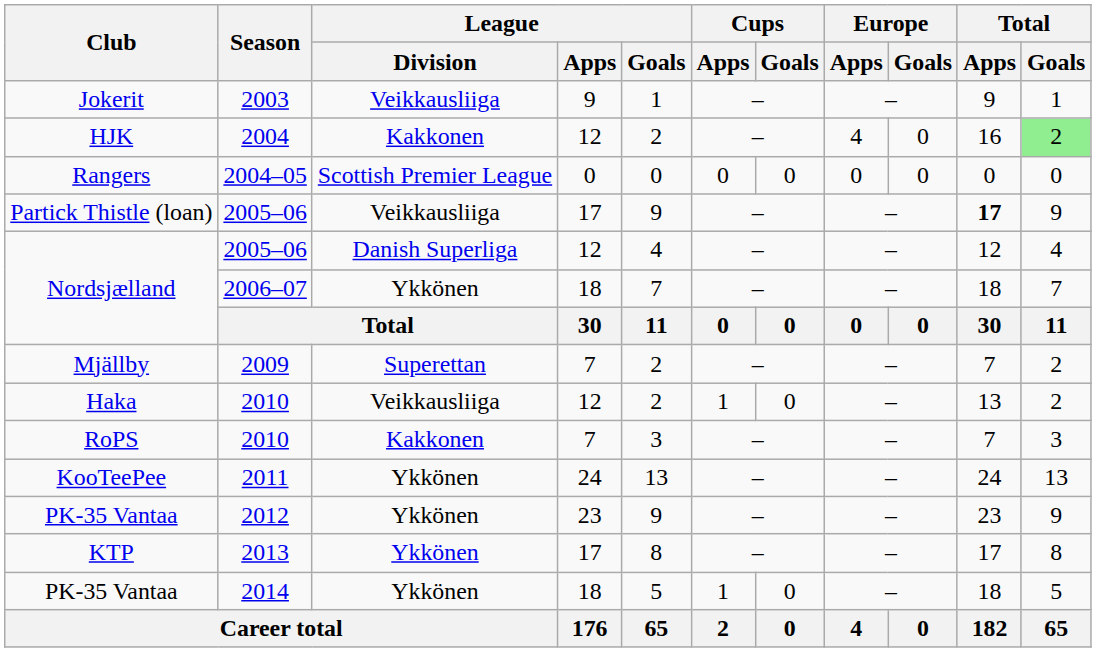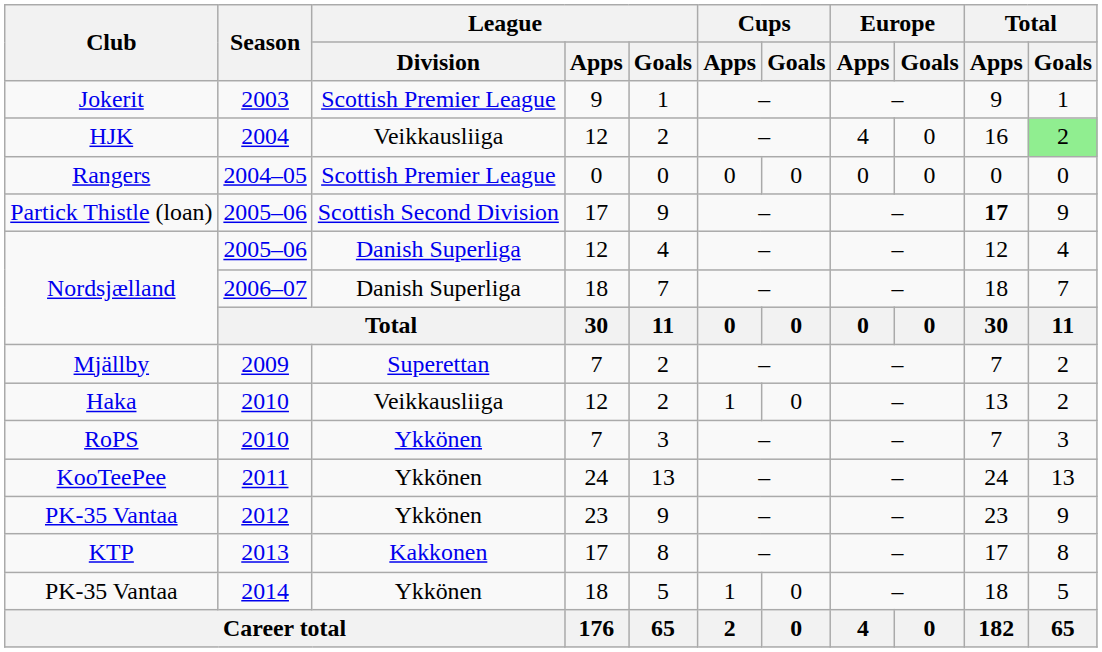(435, 99) Veikkausliiga -> (438, 99) Scottish Premier League
(435, 136) Kakkonen -> (438, 136) Veikkausliiga
(435, 212) Veikkausliiga -> (438, 212) Scottish Second Division
(435, 288) Ykkönen -> (438, 288) Danish Superliga
(435, 439) Kakkonen -> (438, 439) Ykkönen
(435, 552) Ykkönen -> (438, 552) Kakkonen
